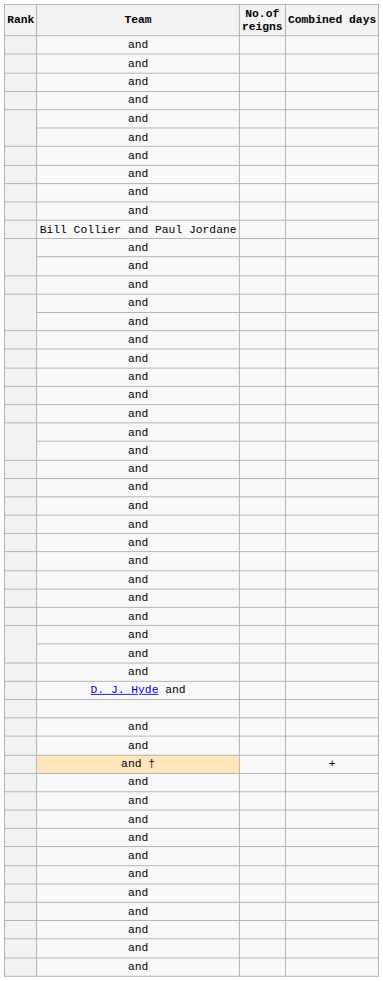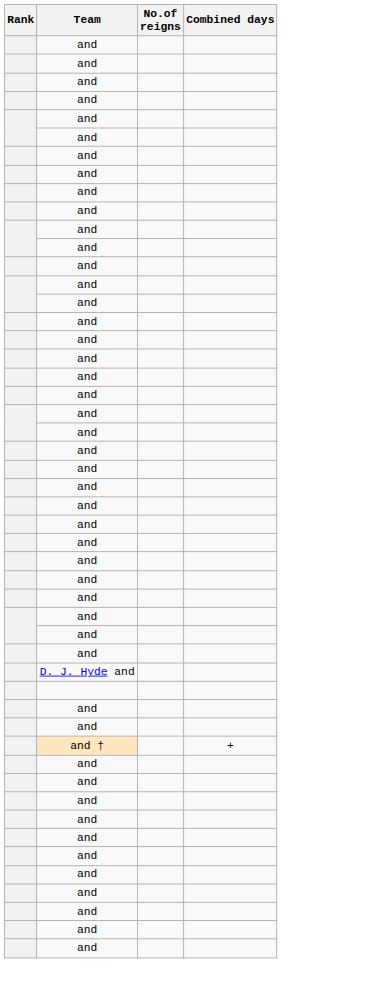- row: (138, 229)
